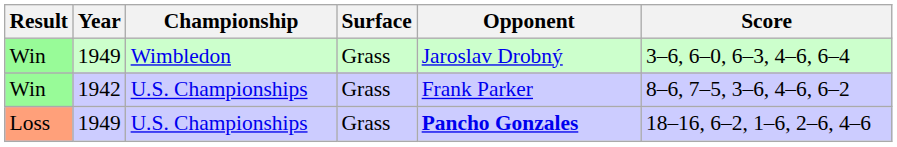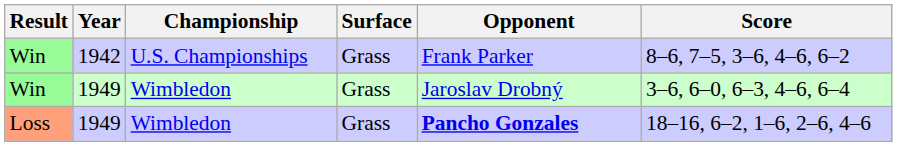rows swapped: (28, 89) <-> (28, 55)
(219, 123) U.S. Championships -> (181, 123) Wimbledon
